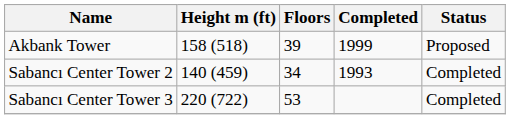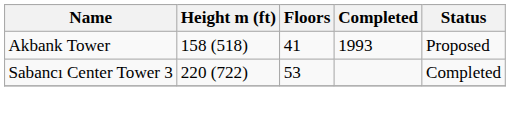(292, 45) 39 -> (292, 45) 41
(355, 45) 1999 -> (355, 45) 1993
- row: (91, 72)
